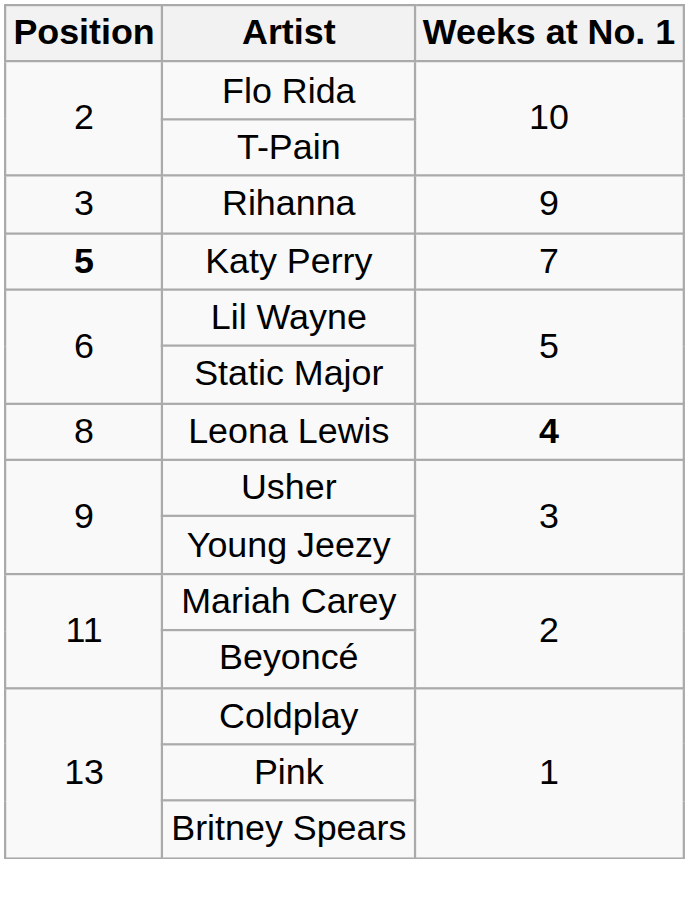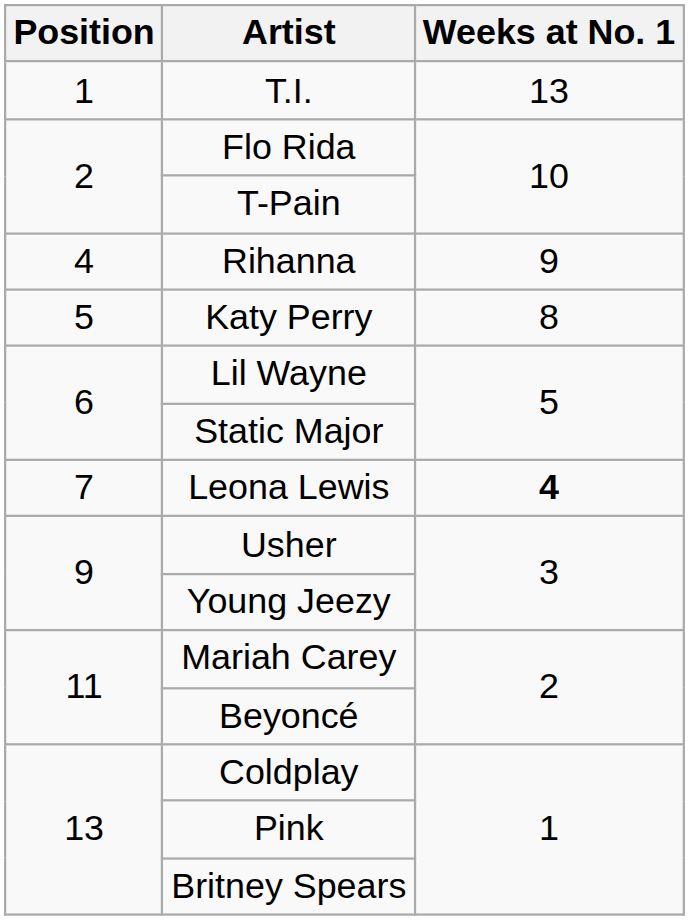+ row: (289, 89)
(84, 203) 3 -> (84, 260) 4
(84, 260) bold -> (84, 317) normal
(549, 260) 7 -> (549, 317) 8
(84, 430) 8 -> (84, 487) 7
